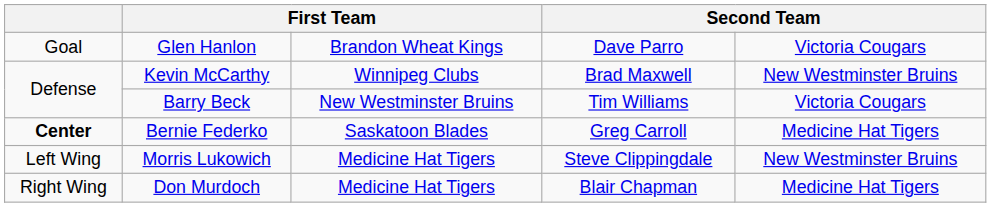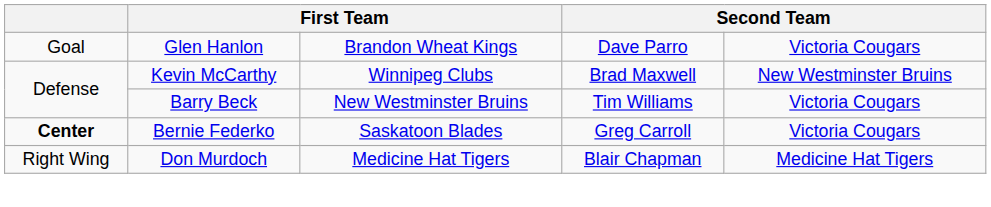(860, 131) Medicine Hat Tigers -> (855, 131) Victoria Cougars
- row: (207, 159)
